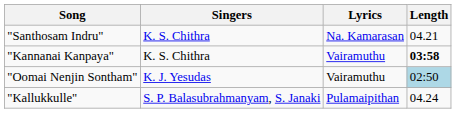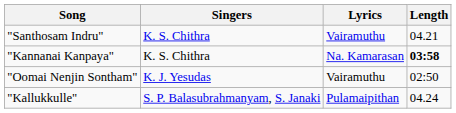(365, 35) Na. Kamarasan -> (356, 35) Vairamuthu
(356, 56) Vairamuthu -> (365, 56) Na. Kamarasan
(424, 77) lightblue background -> (424, 77) no background
